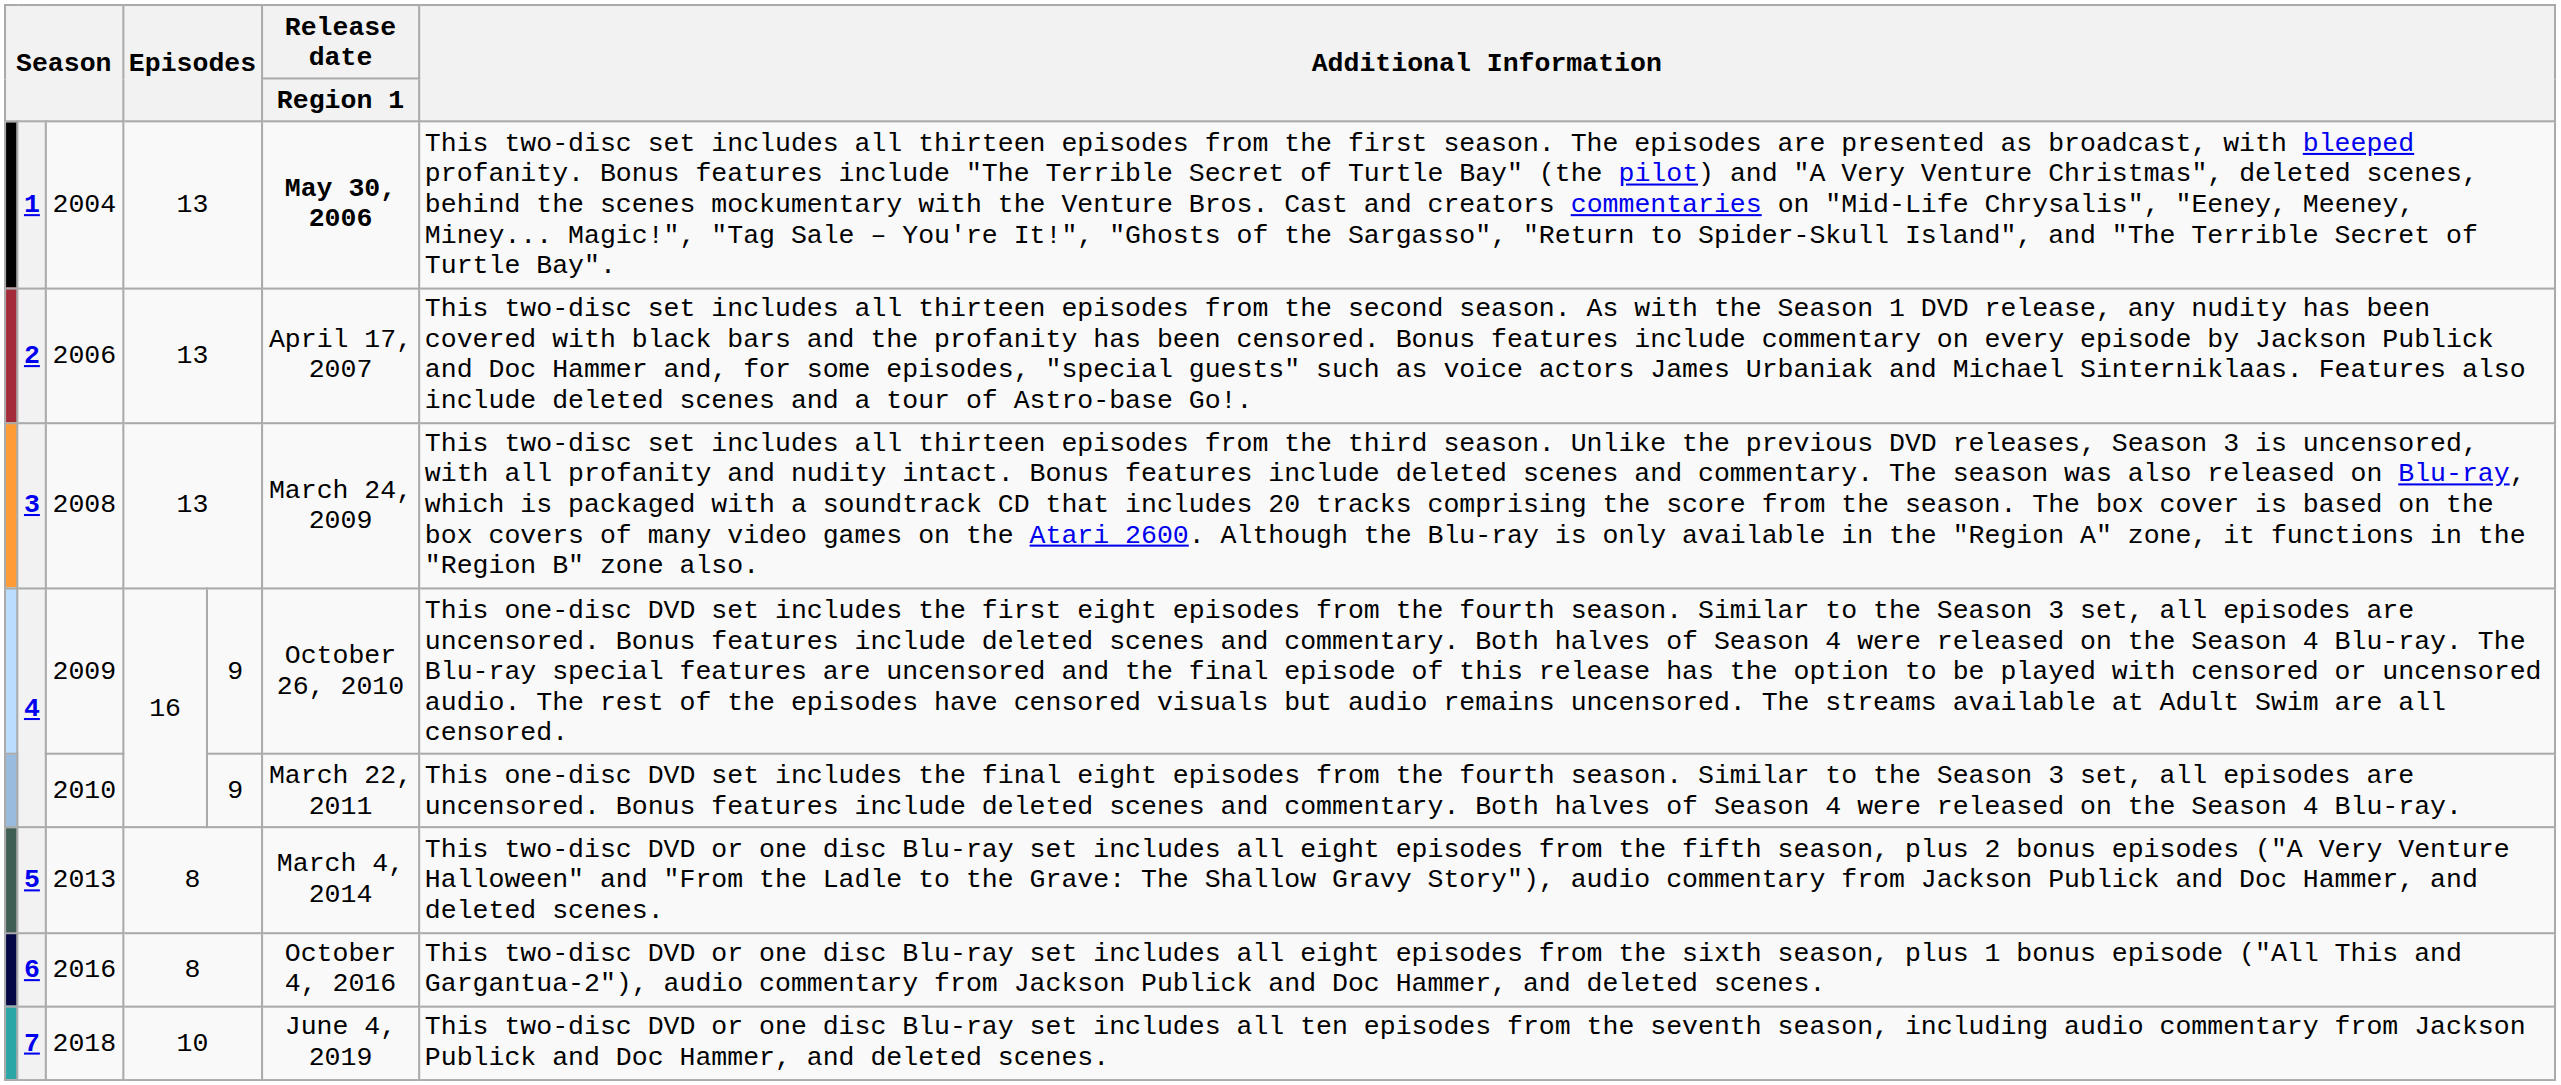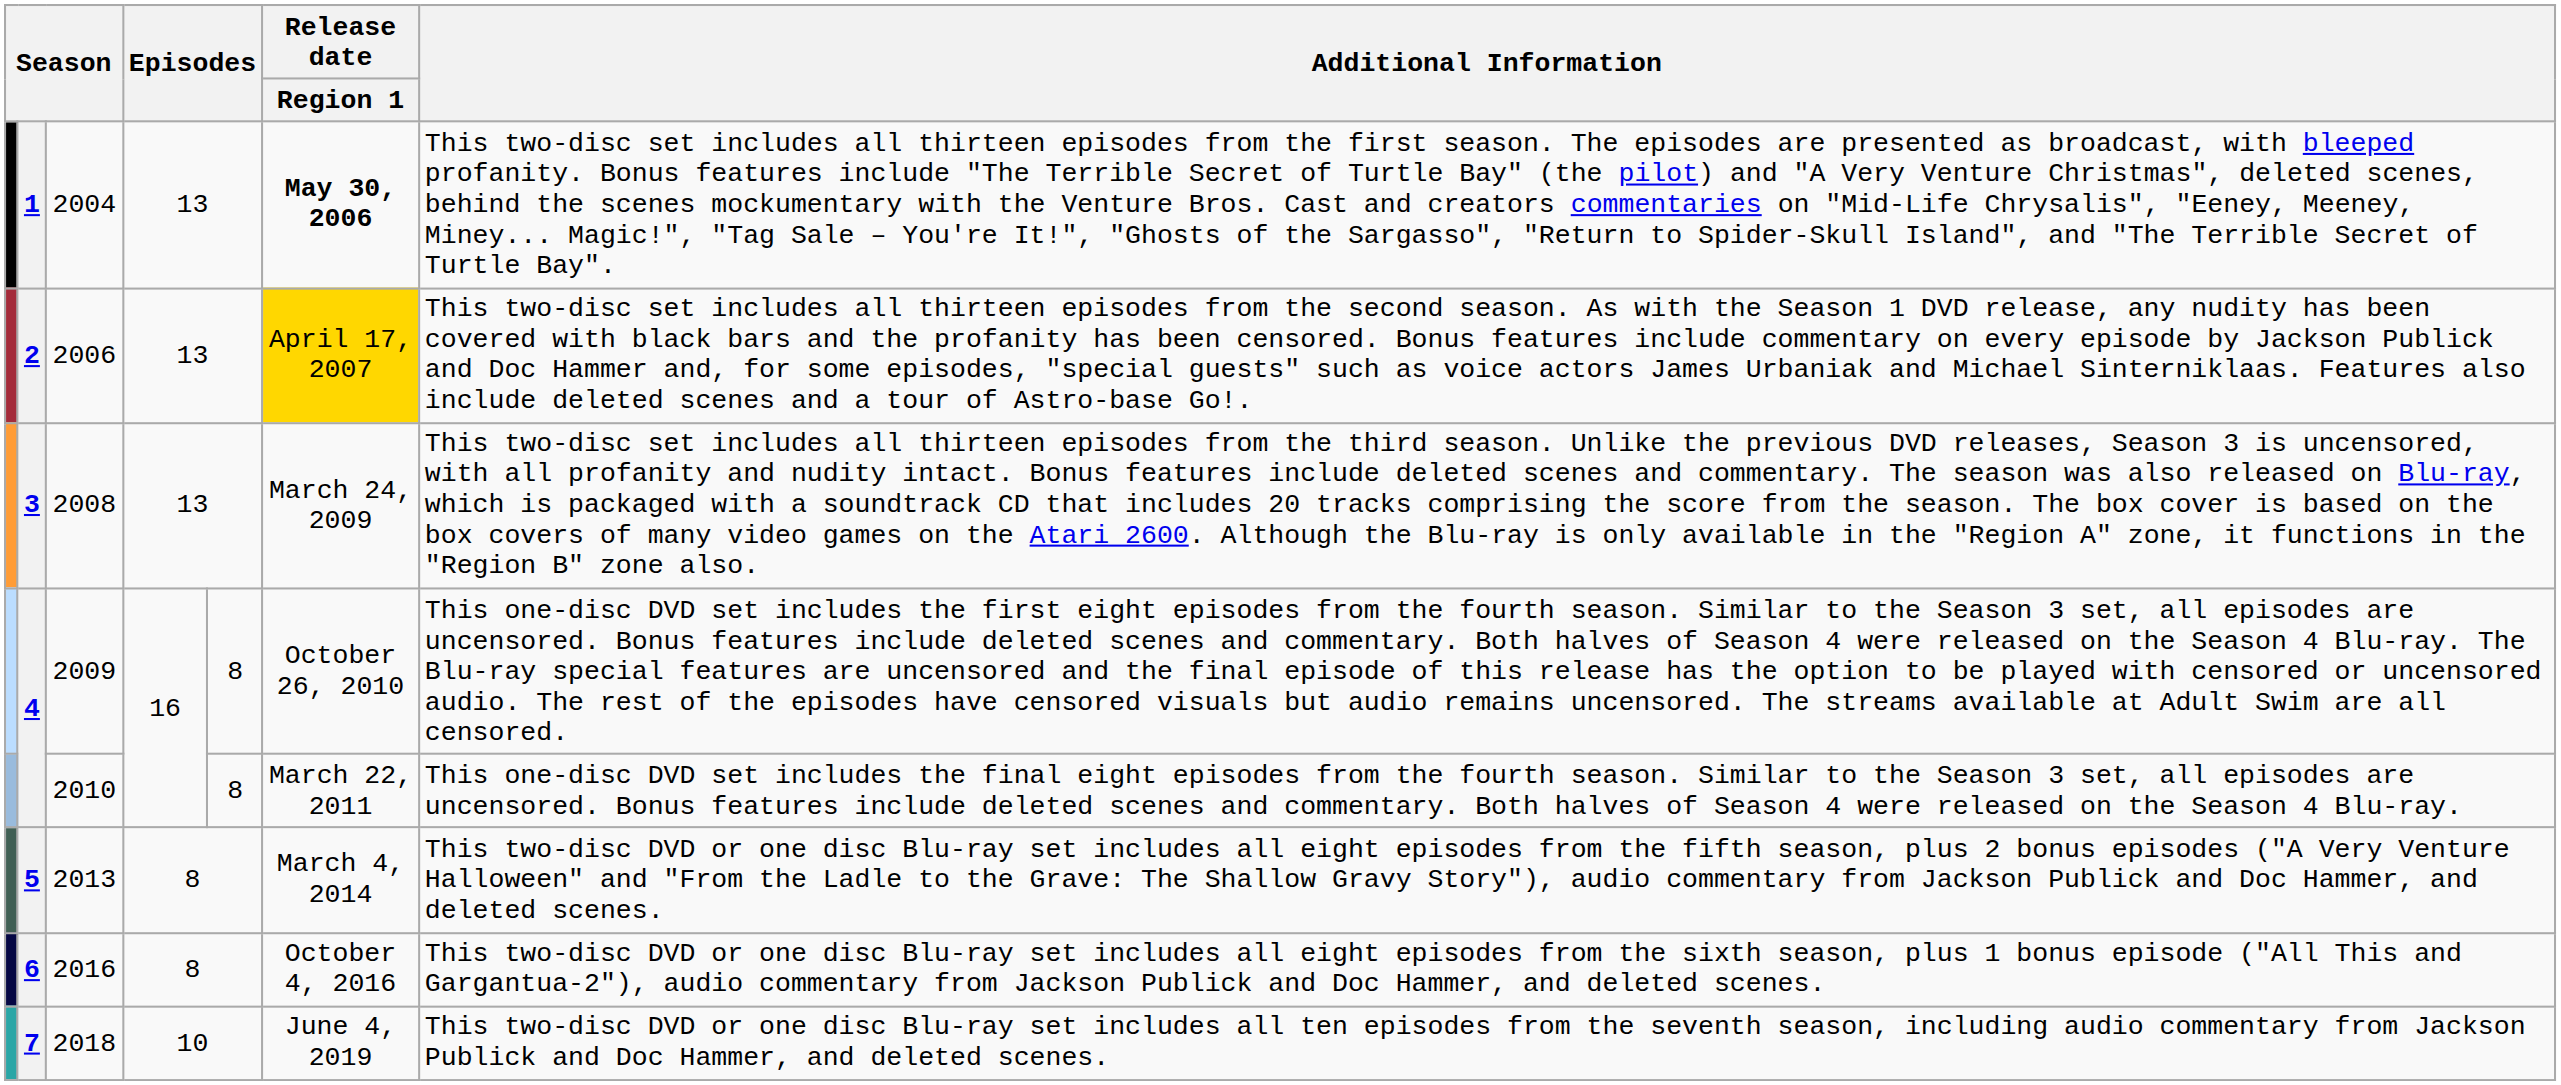(341, 355) no background -> (341, 355) gold background
(235, 671) 9 -> (235, 671) 8
(235, 791) 9 -> (235, 791) 8
